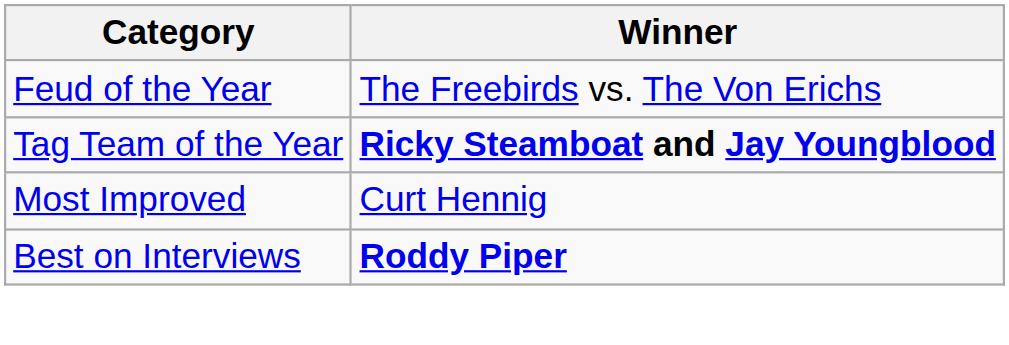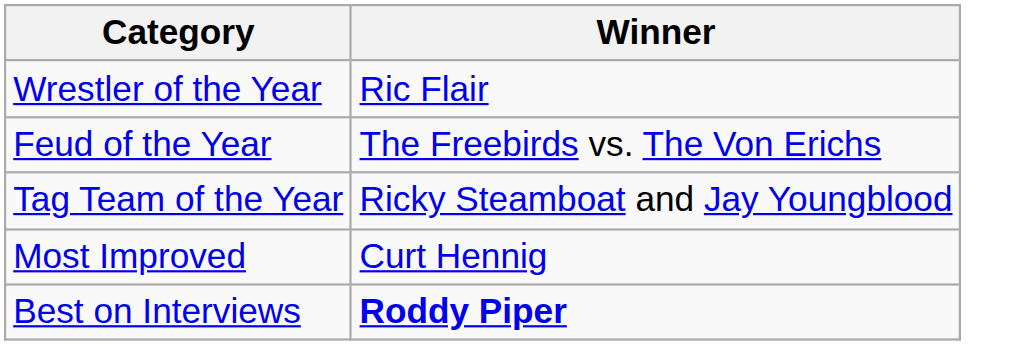+ row: (167, 88)
(678, 144) bold -> (656, 199) normal
